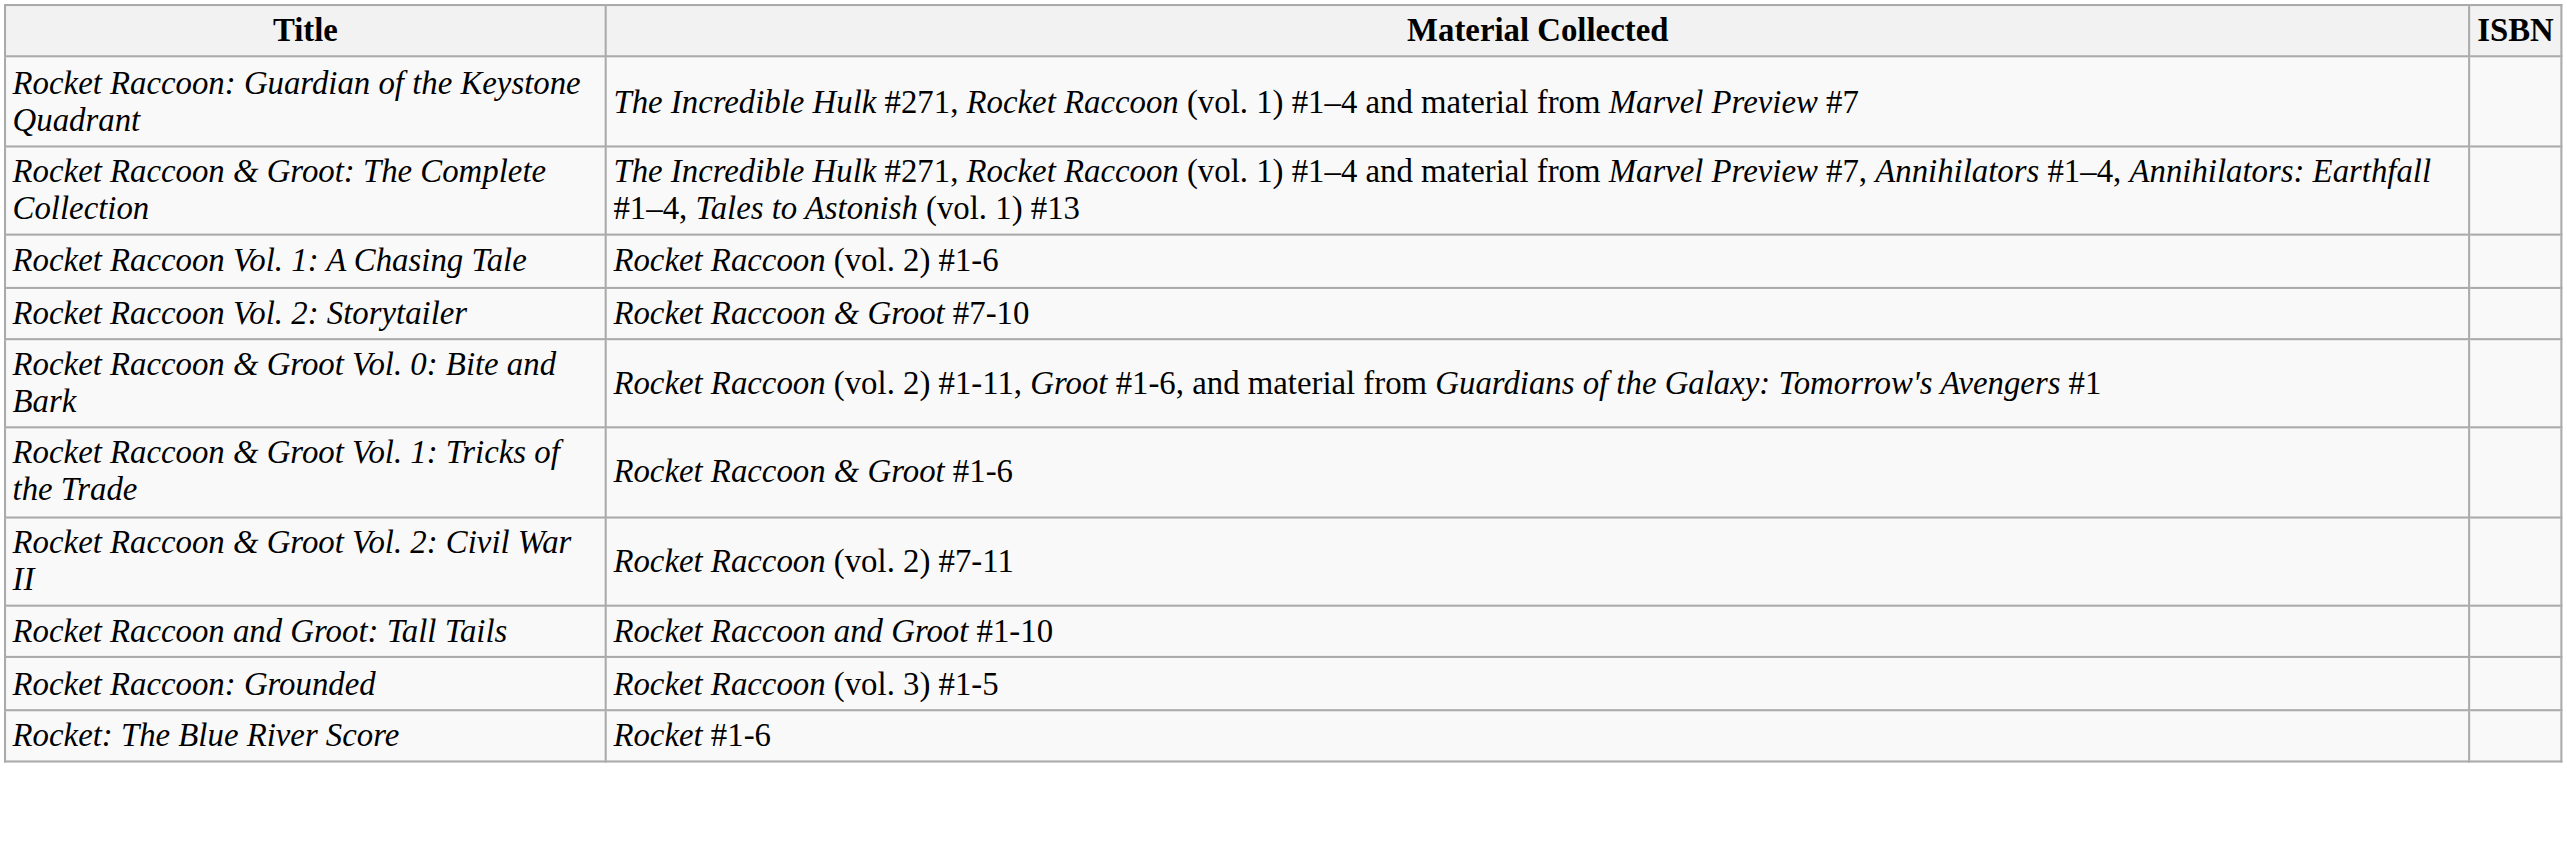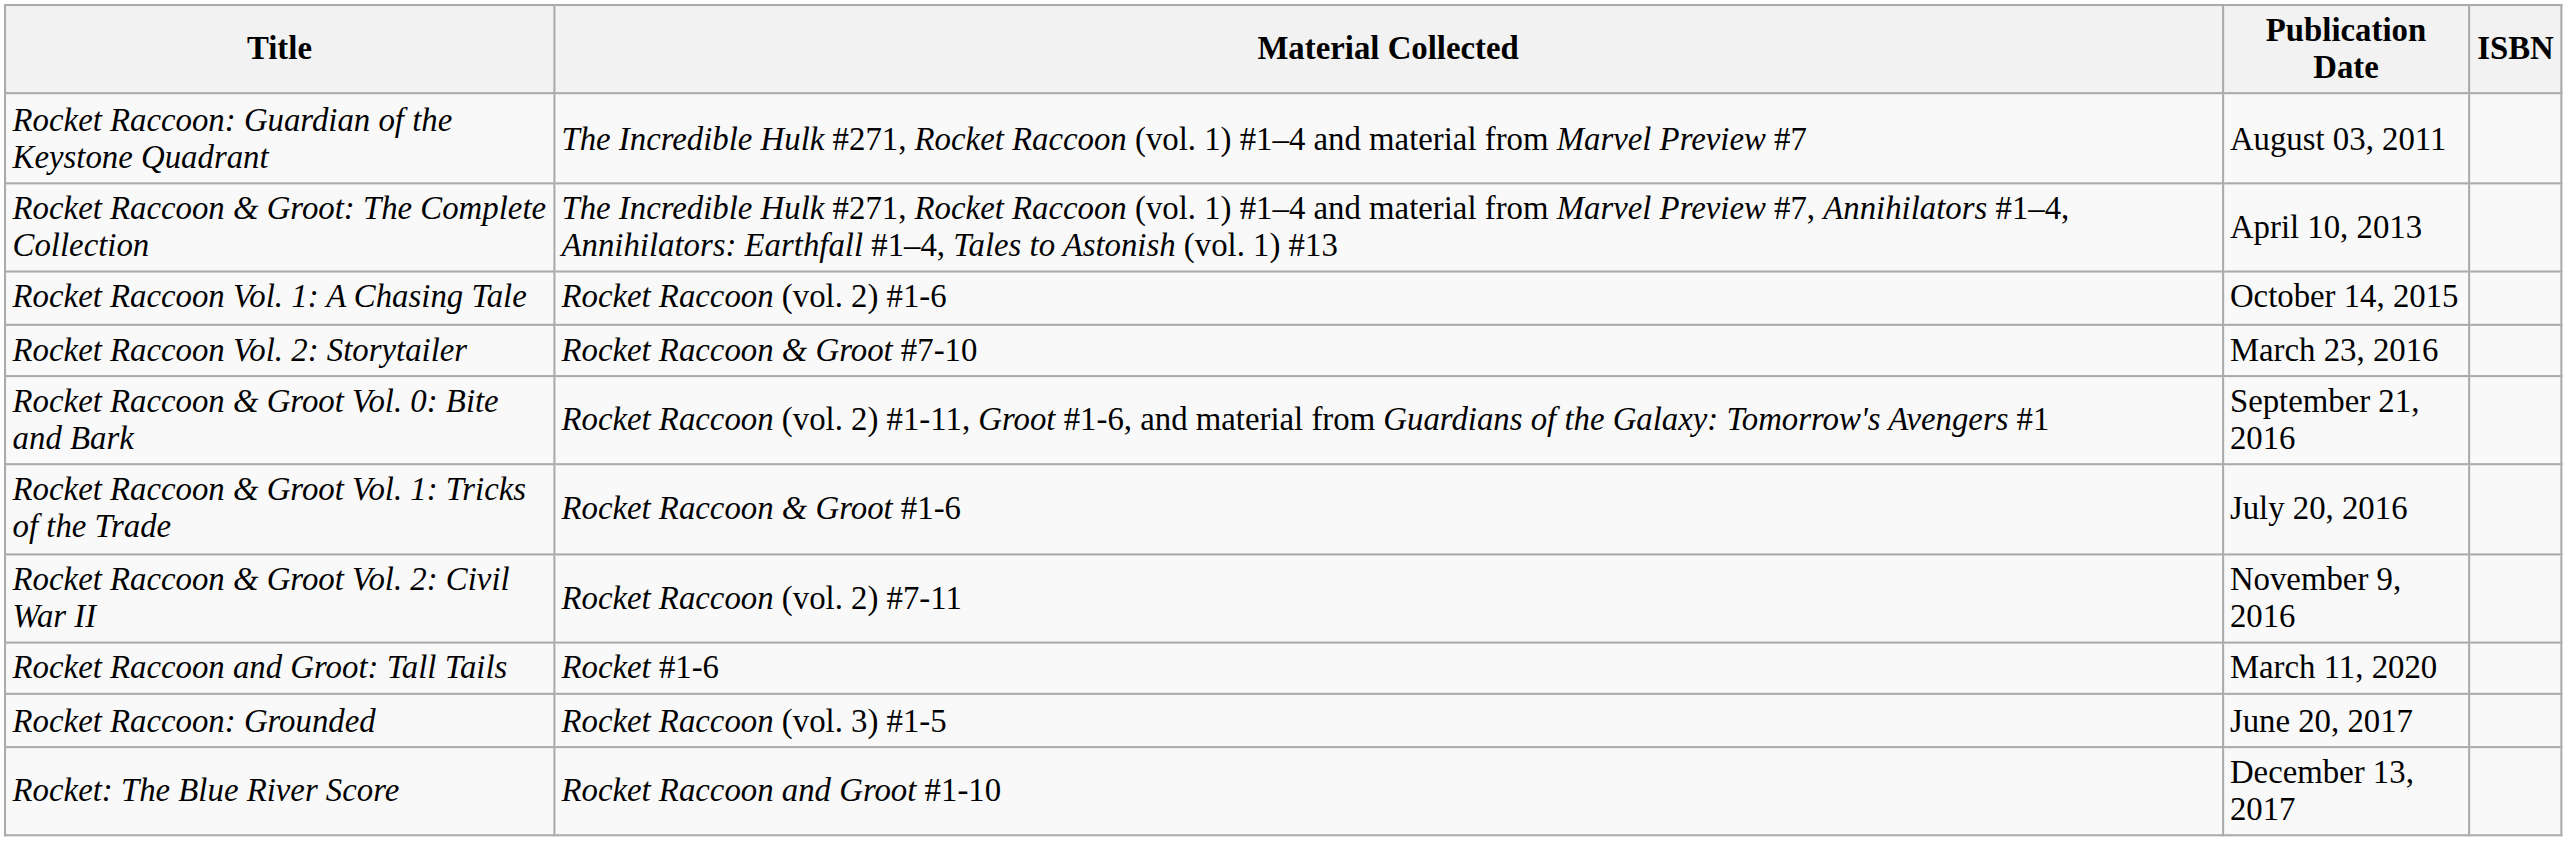+ column: (2346, 48)
(833, 631) Rocket Raccoon and Groot #1-10 -> (640, 668) Rocket #1-6
(692, 735) Rocket #1-6 -> (781, 790) Rocket Raccoon and Groot #1-10
